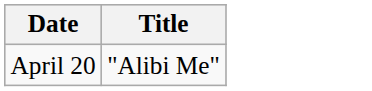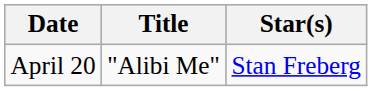+ column: (296, 24)
